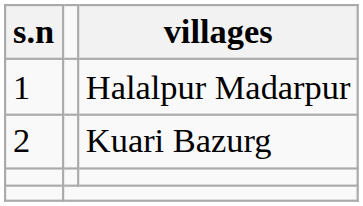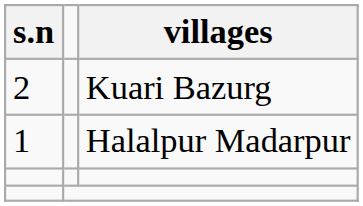rows swapped: (22, 86) <-> (22, 140)
